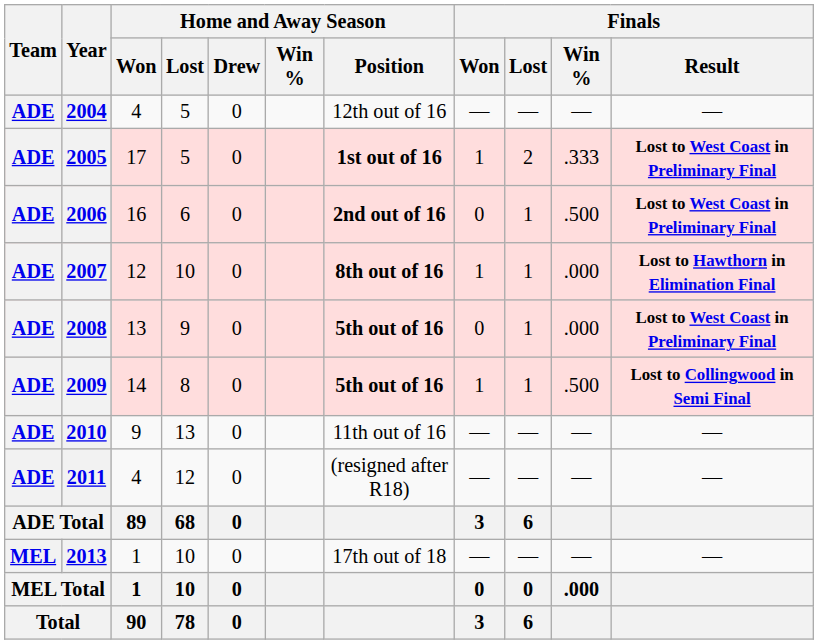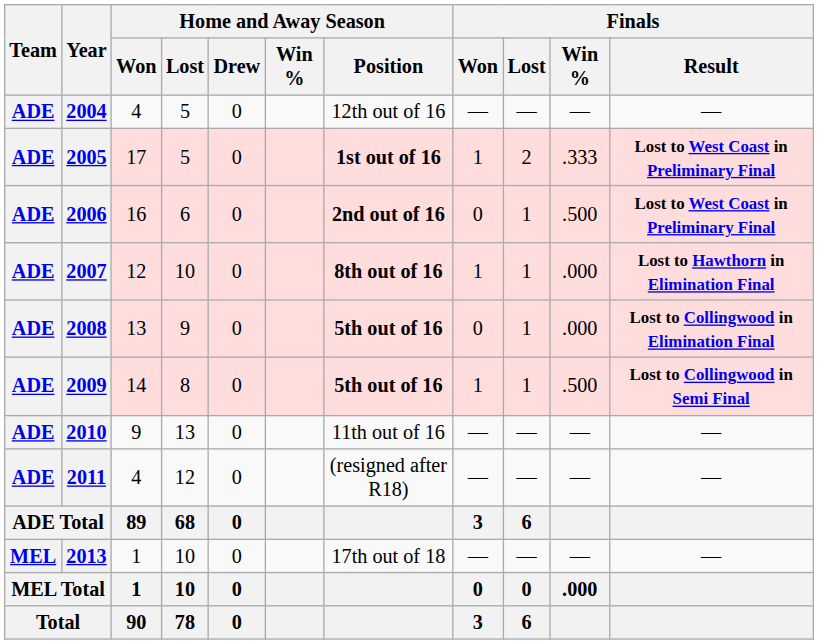(712, 331) Lost to West Coast in Preliminary Final -> (711, 331) Lost to Collingwood in Elimination Final
